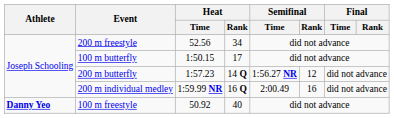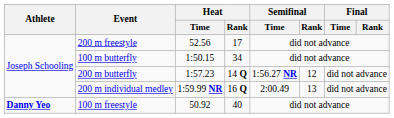(237, 43) 34 -> (237, 43) 17
(237, 58) 17 -> (237, 58) 34
(312, 90) 16 -> (312, 90) 13
